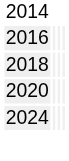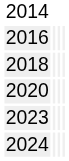+ row: (27, 117)
